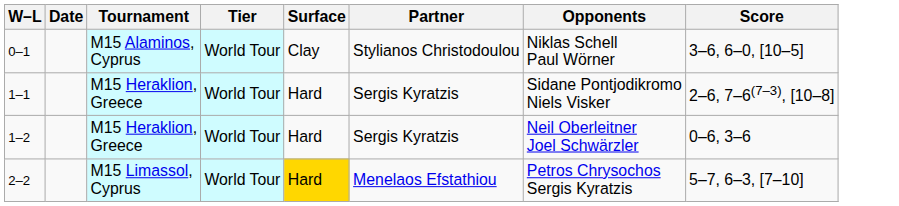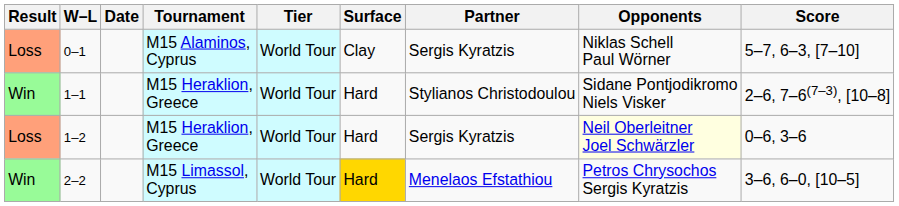+ column: (32, 17)
(436, 51) Stylianos Christodoulou -> (462, 51) Sergis Kyratzis
(746, 51) 3–6, 6–0, [10–5] -> (802, 51) 5–7, 6–3, [7–10]
(406, 94) Sergis Kyratzis -> (492, 94) Stylianos Christodoulou
(583, 136) no background -> (638, 136) lightyellow background
(746, 179) 5–7, 6–3, [7–10] -> (802, 179) 3–6, 6–0, [10–5]
